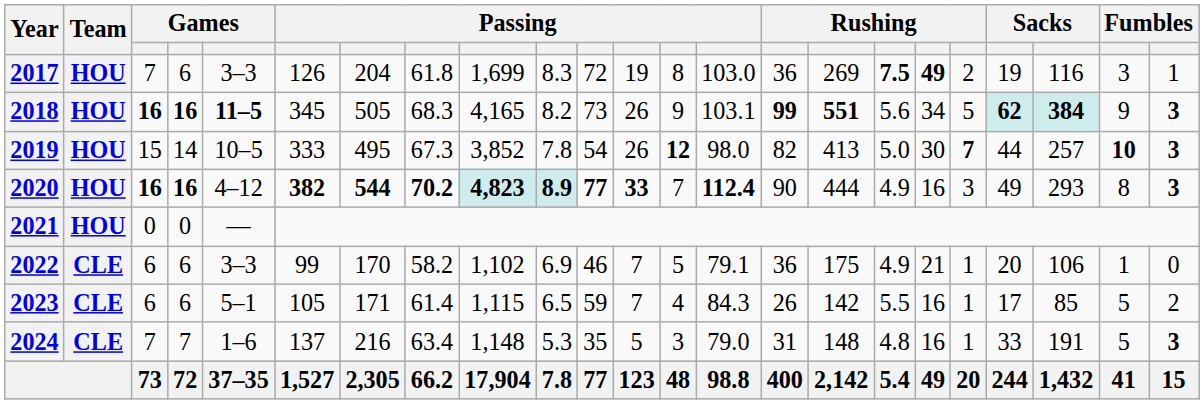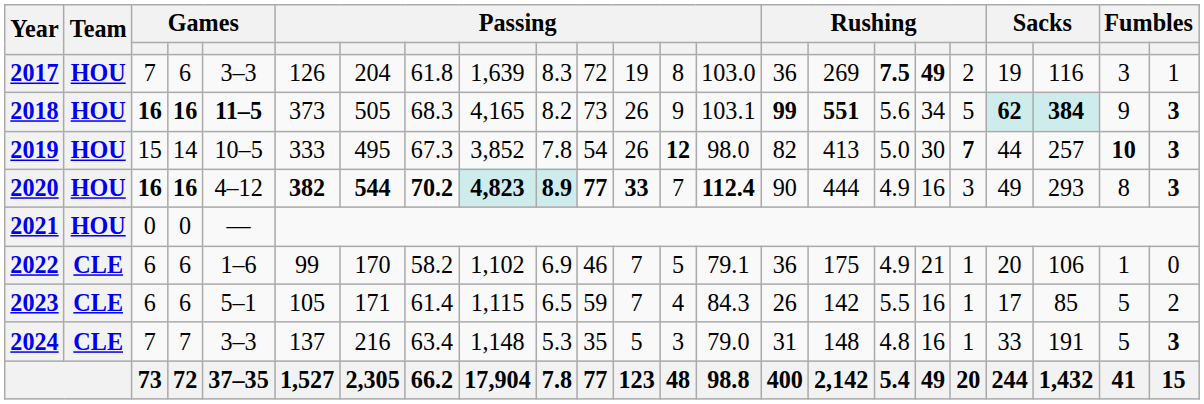(498, 73) 1,699 -> (498, 73) 1,639
(307, 111) 345 -> (307, 111) 373
(239, 264) 3–3 -> (239, 264) 1–6
(239, 341) 1–6 -> (239, 341) 3–3
